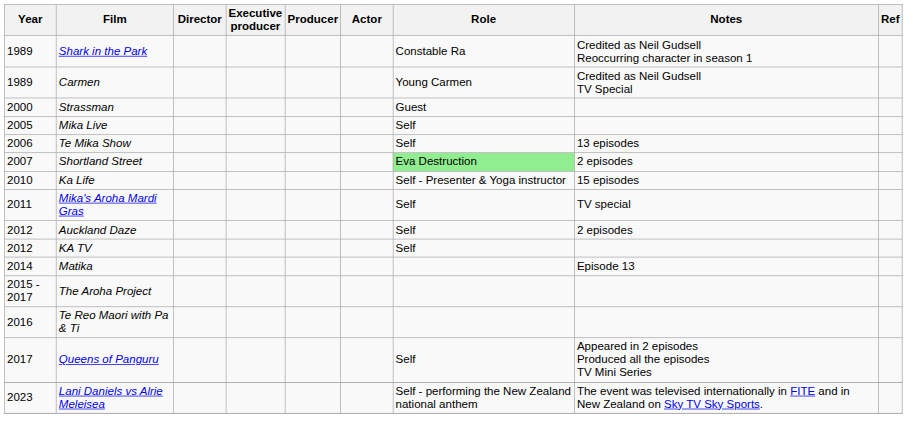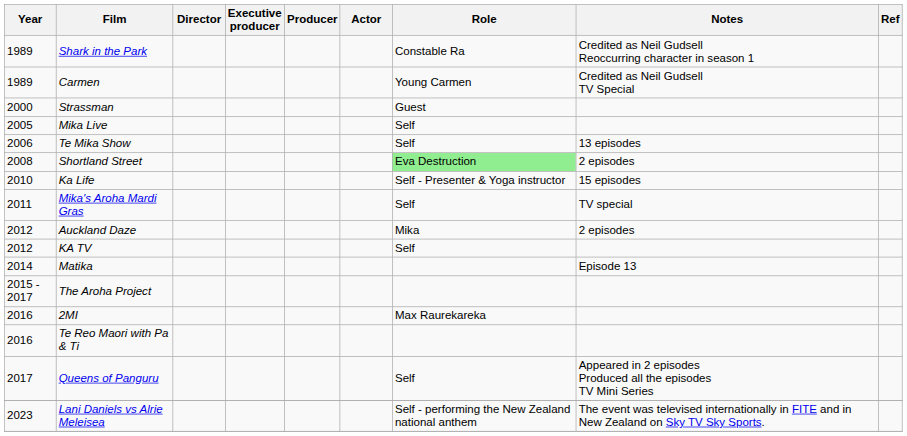(20, 162) 2007 -> (20, 162) 2008
(405, 229) Self -> (407, 229) Mika
+ row: (68, 315)
